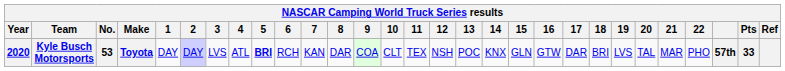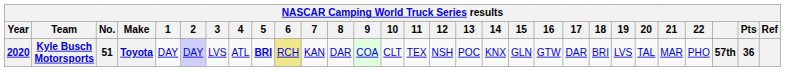(107, 52) 53 -> (107, 52) 51
(288, 52) no background -> (288, 52) khaki background
(749, 52) 33 -> (749, 52) 36
